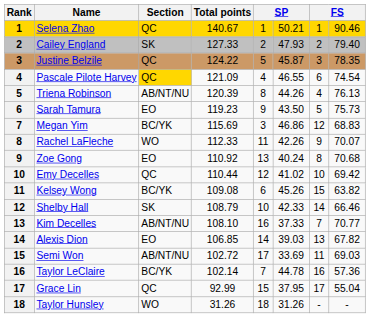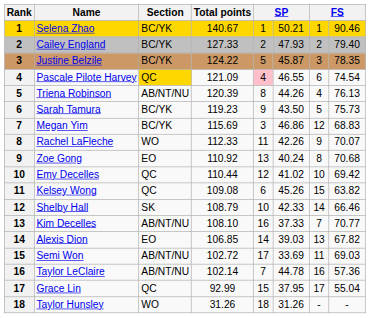(149, 28) QC -> (157, 28) BC/YK
(148, 45) SK -> (157, 45) BC/YK
(149, 61) QC -> (157, 61) BC/YK
(263, 77) no background -> (263, 77) pink background
(149, 110) EO -> (157, 110) BC/YK
(157, 191) BC/YK -> (149, 191) QC
(157, 272) BC/YK -> (165, 272) AB/NT/NU
